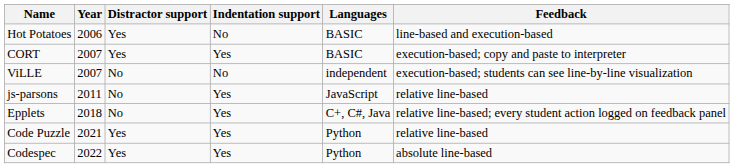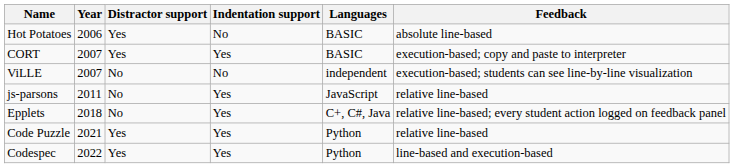(474, 34) line-based and execution-based -> (444, 34) absolute line-based
(444, 152) absolute line-based -> (474, 152) line-based and execution-based
